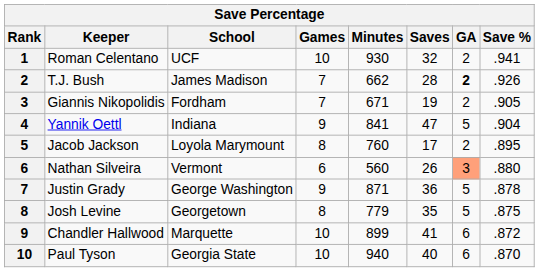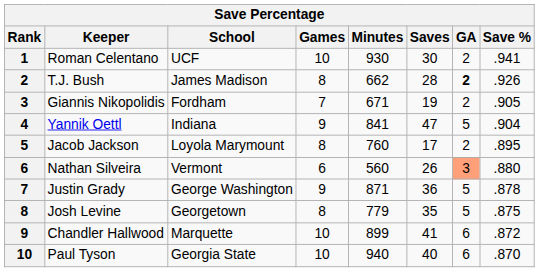(430, 59) 32 -> (430, 59) 30
(322, 80) 7 -> (322, 80) 8
